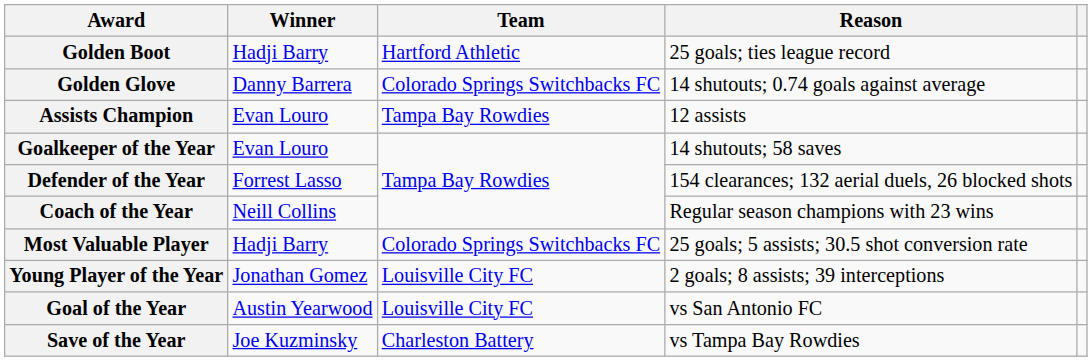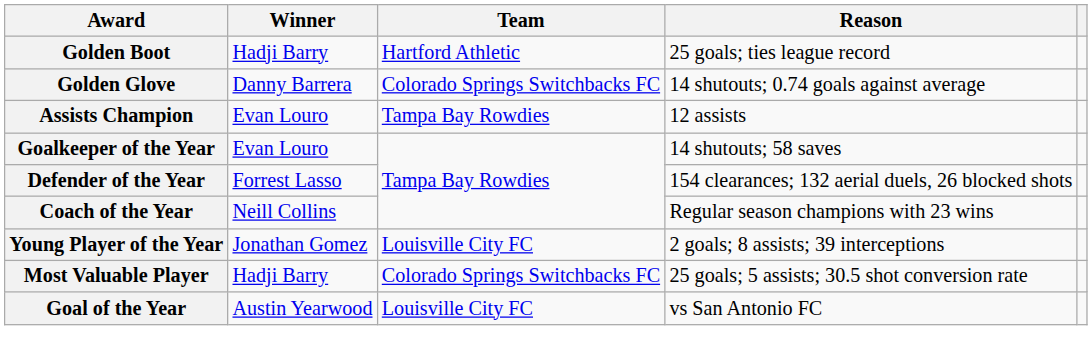rows swapped: (116, 276) <-> (116, 244)
- row: (116, 340)
